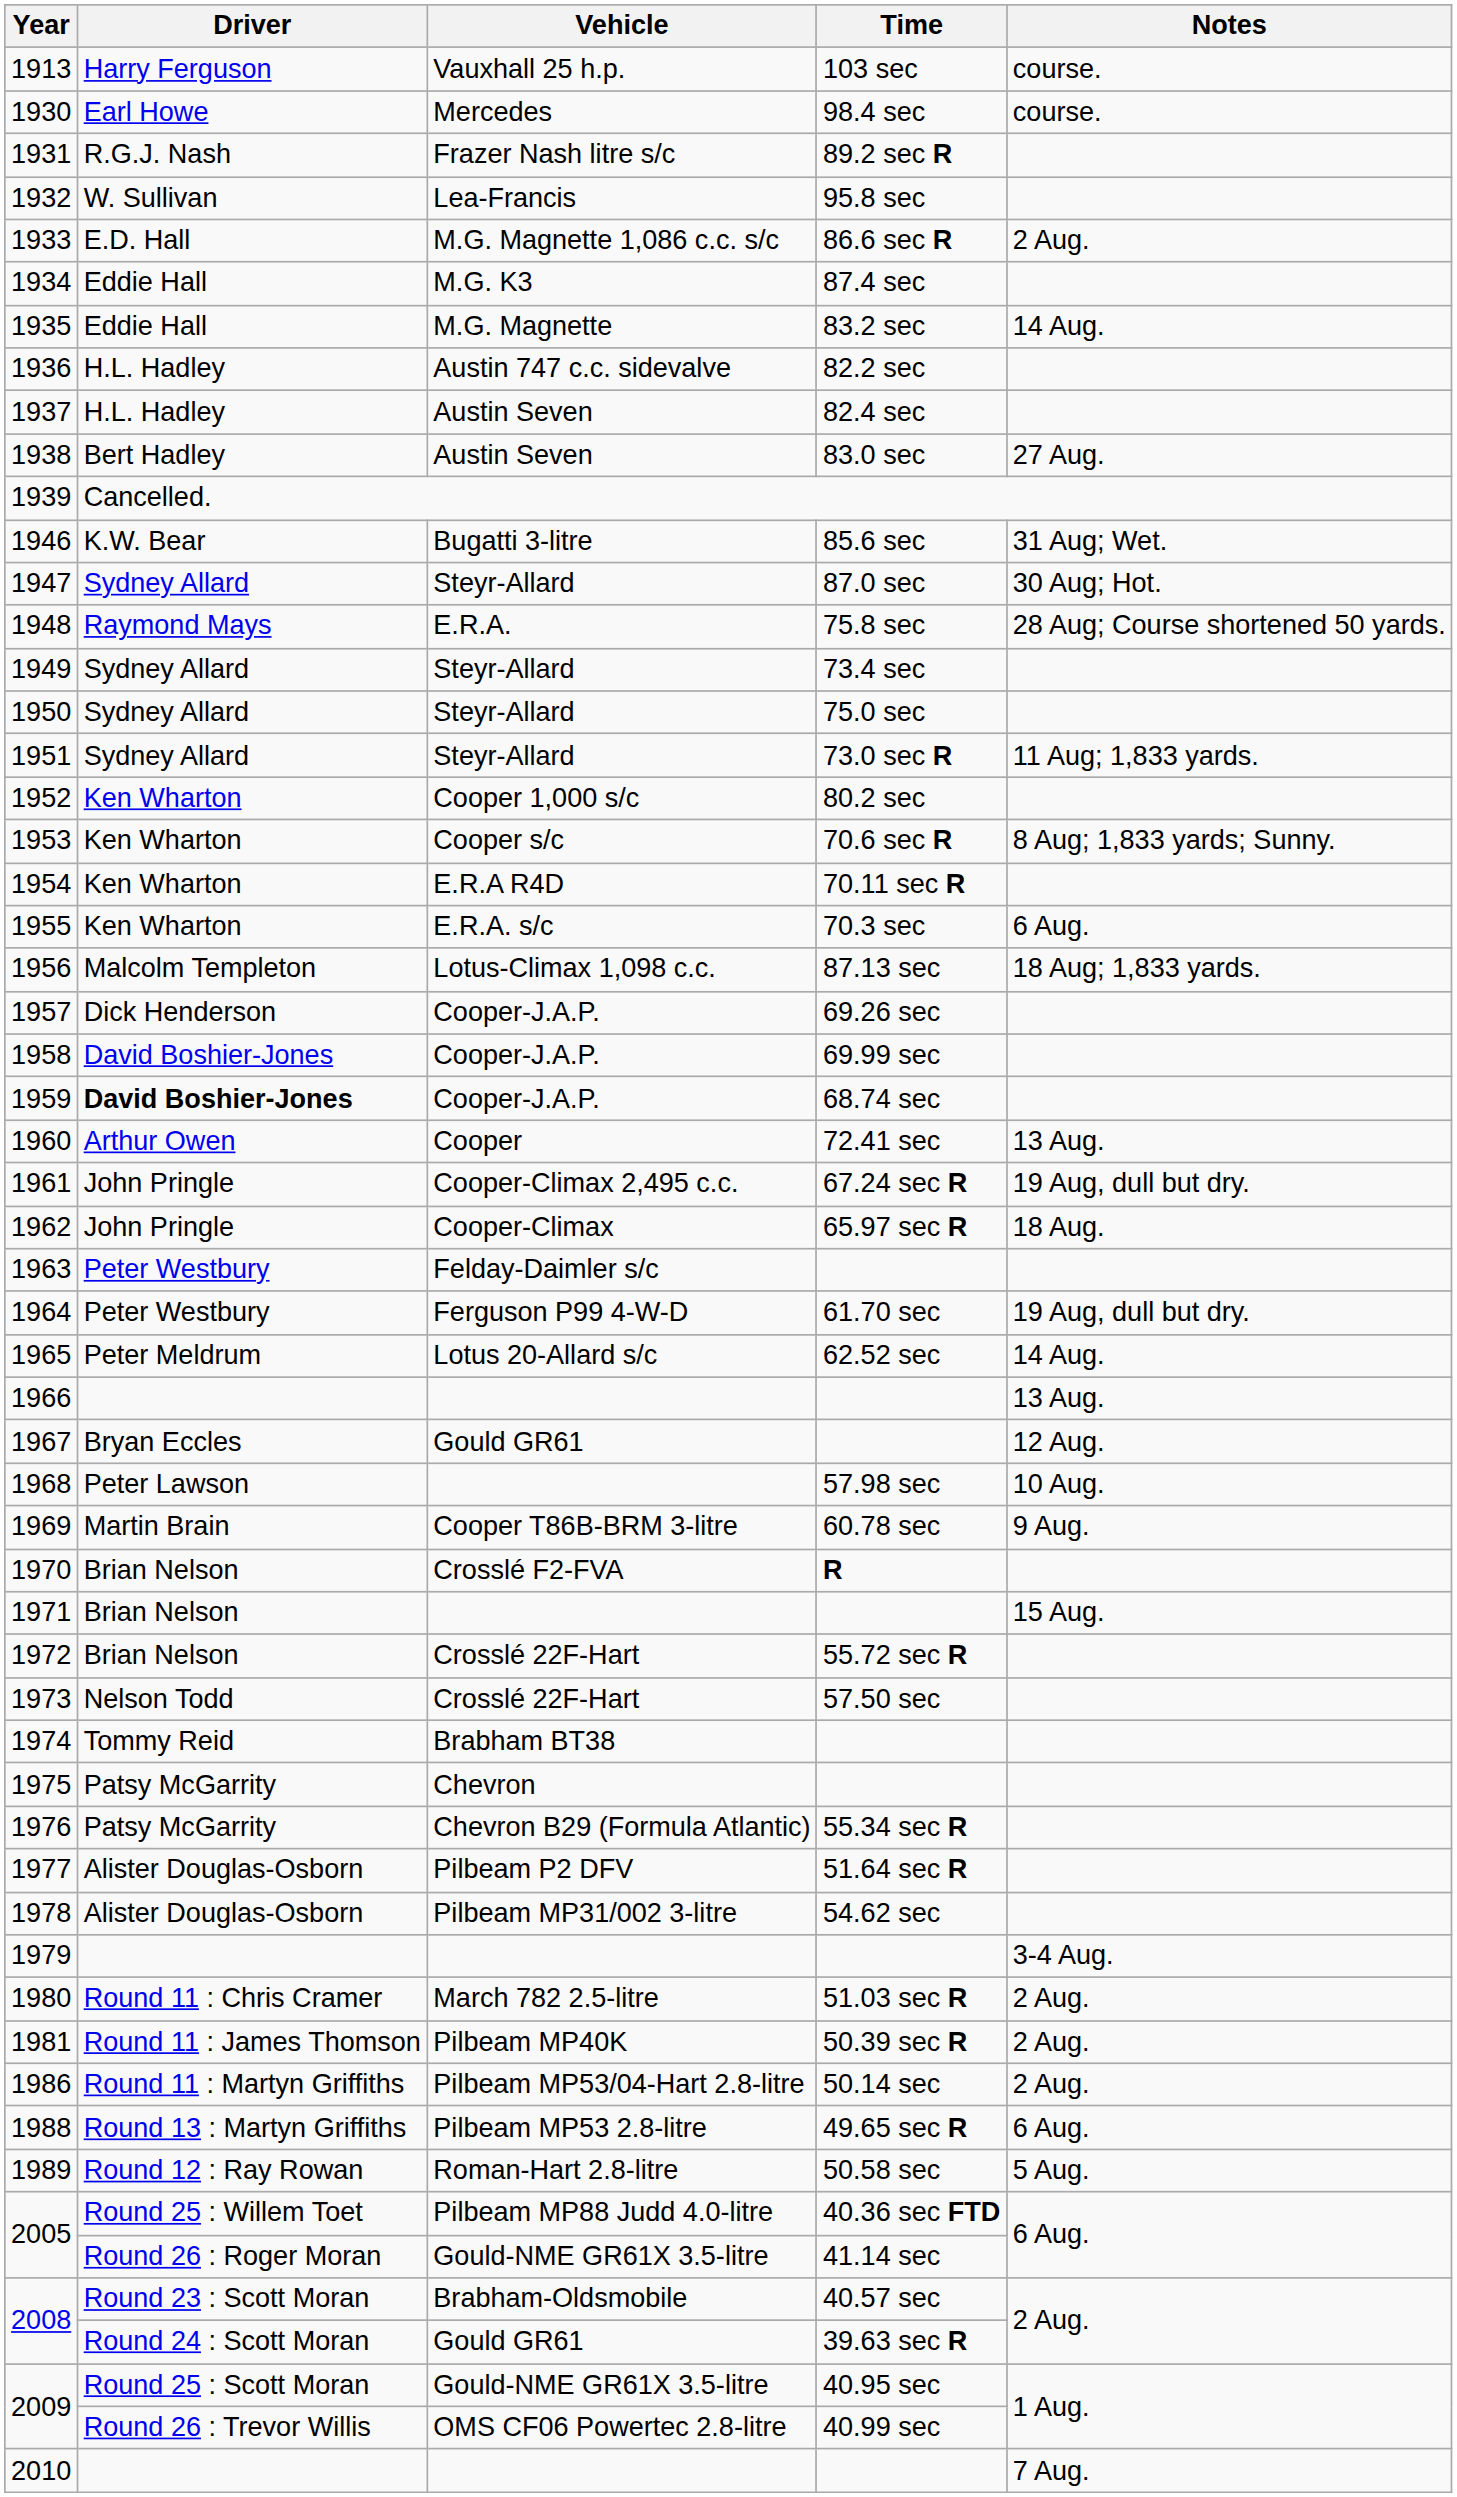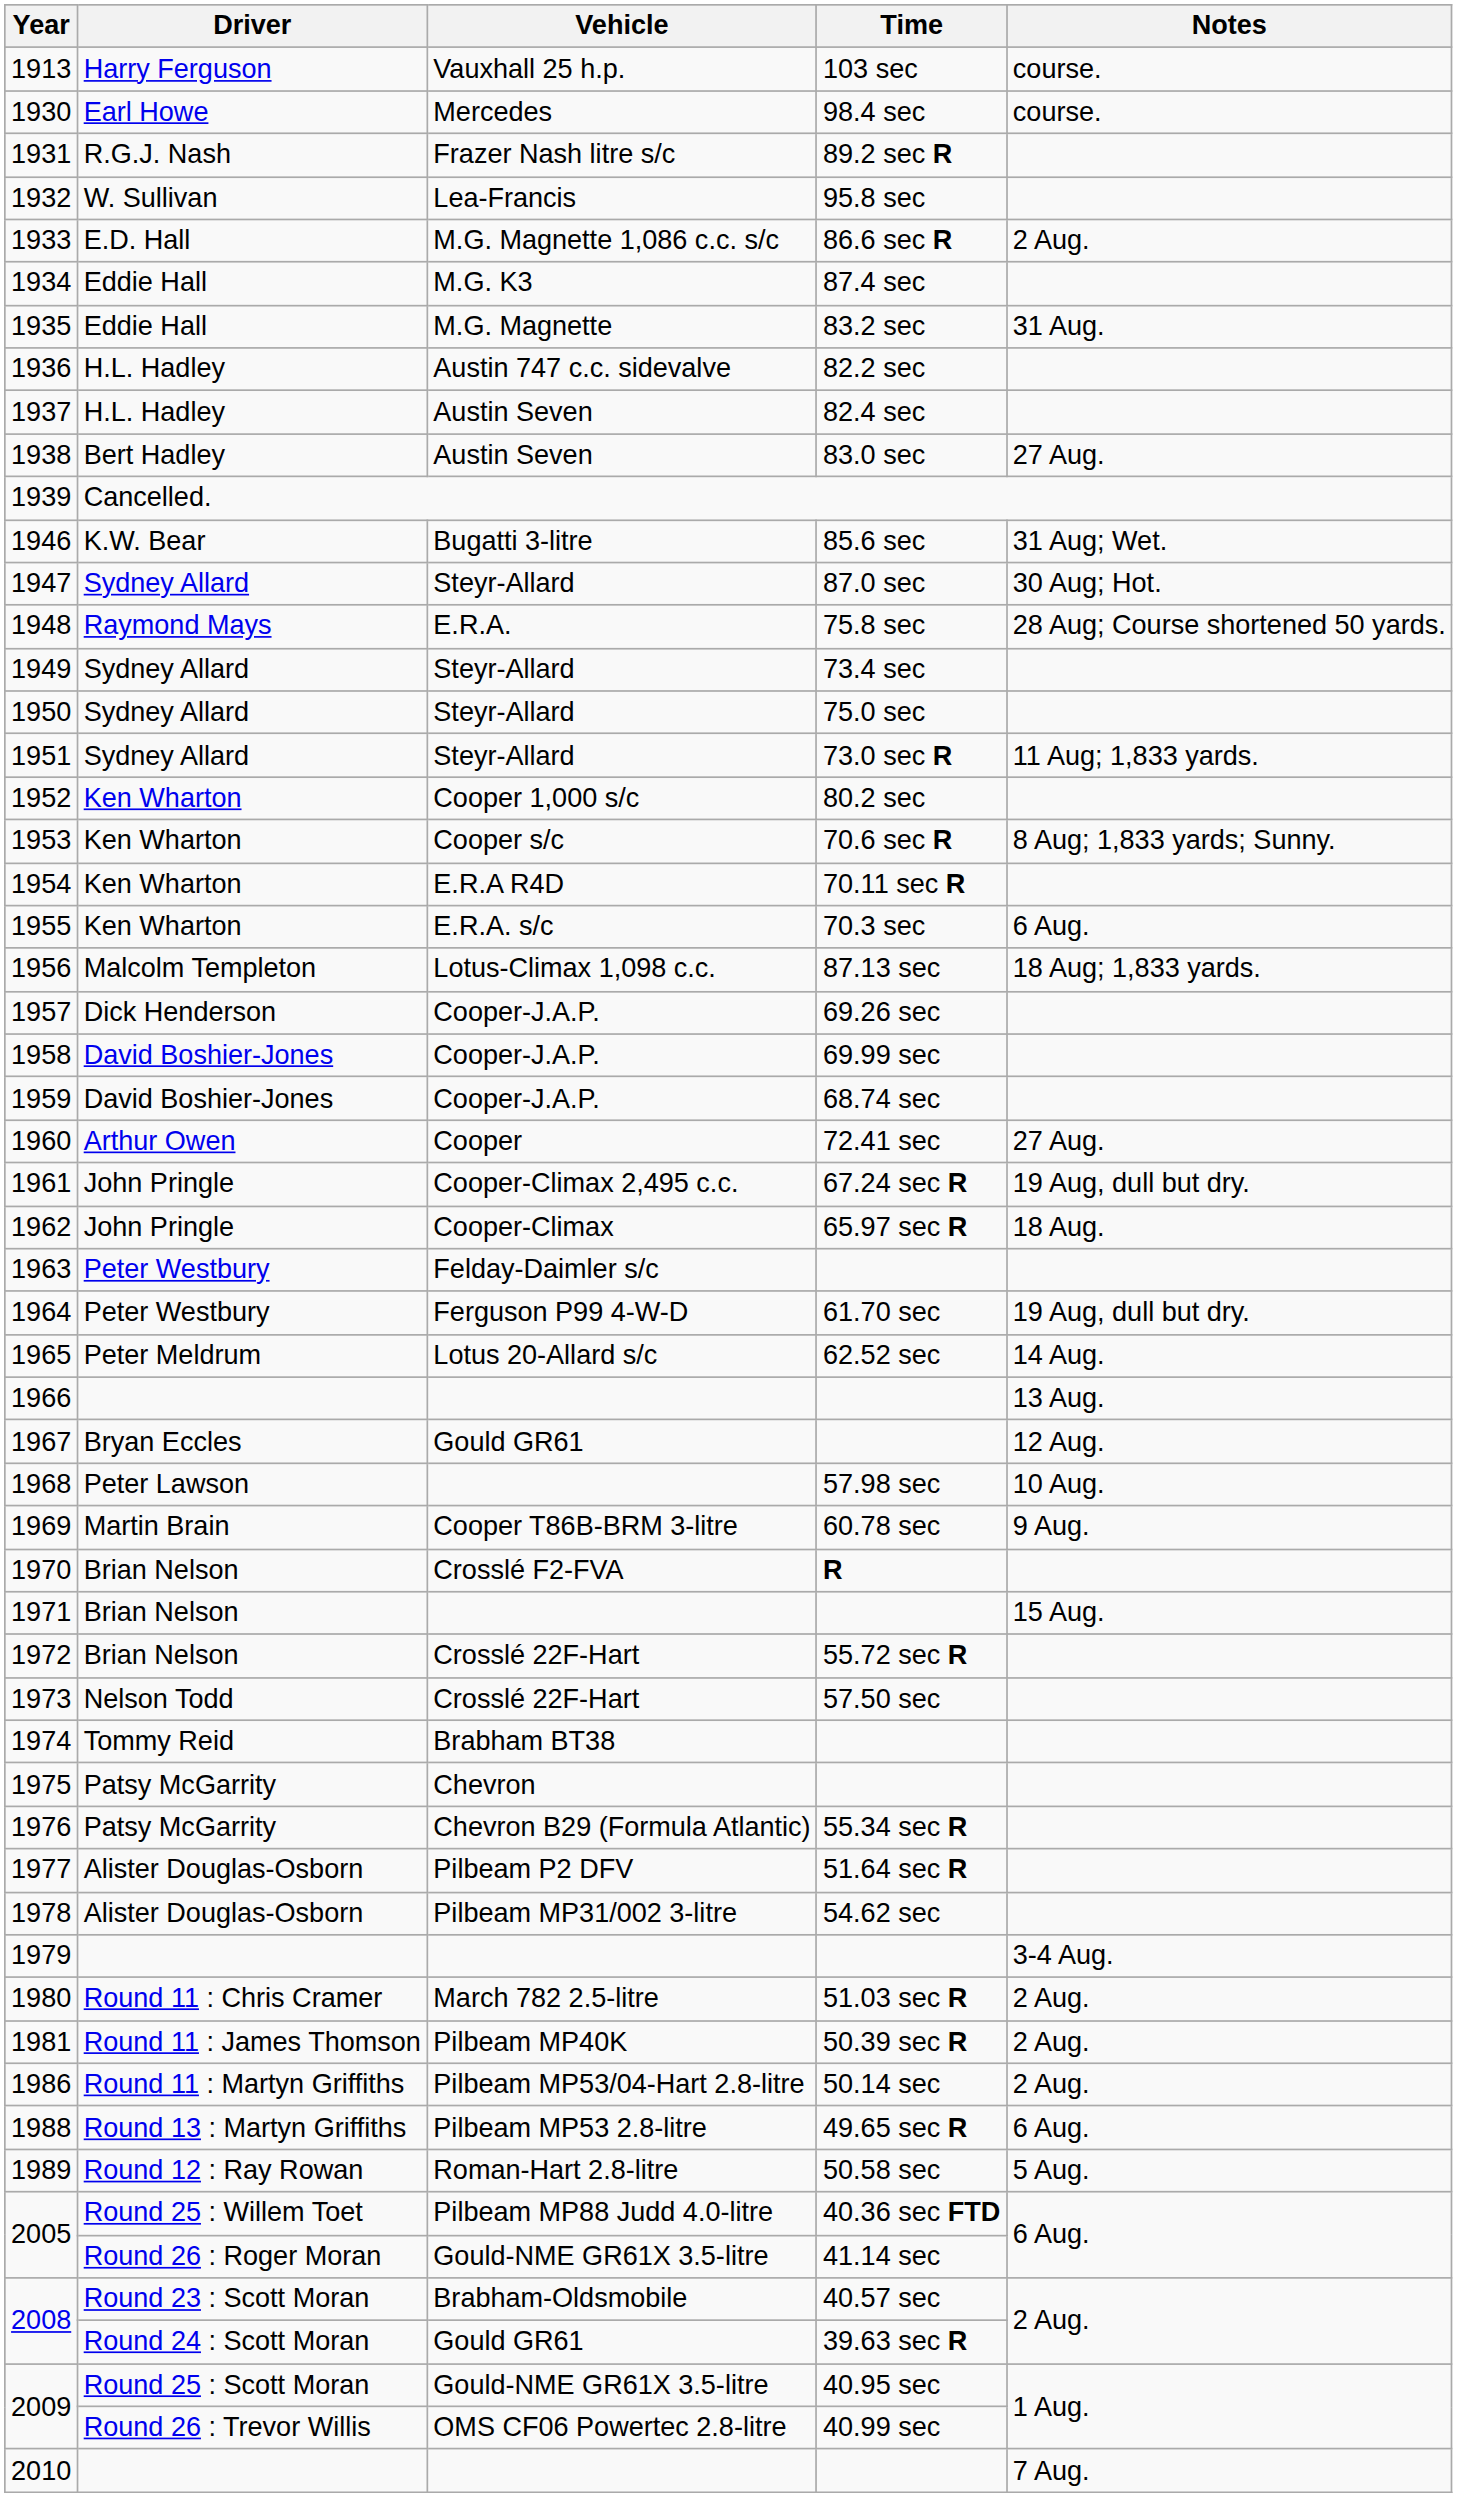(1059, 326) 14 Aug. -> (1059, 326) 31 Aug.
(218, 1098) bold -> (208, 1098) normal
(1059, 1140) 13 Aug. -> (1059, 1140) 27 Aug.
